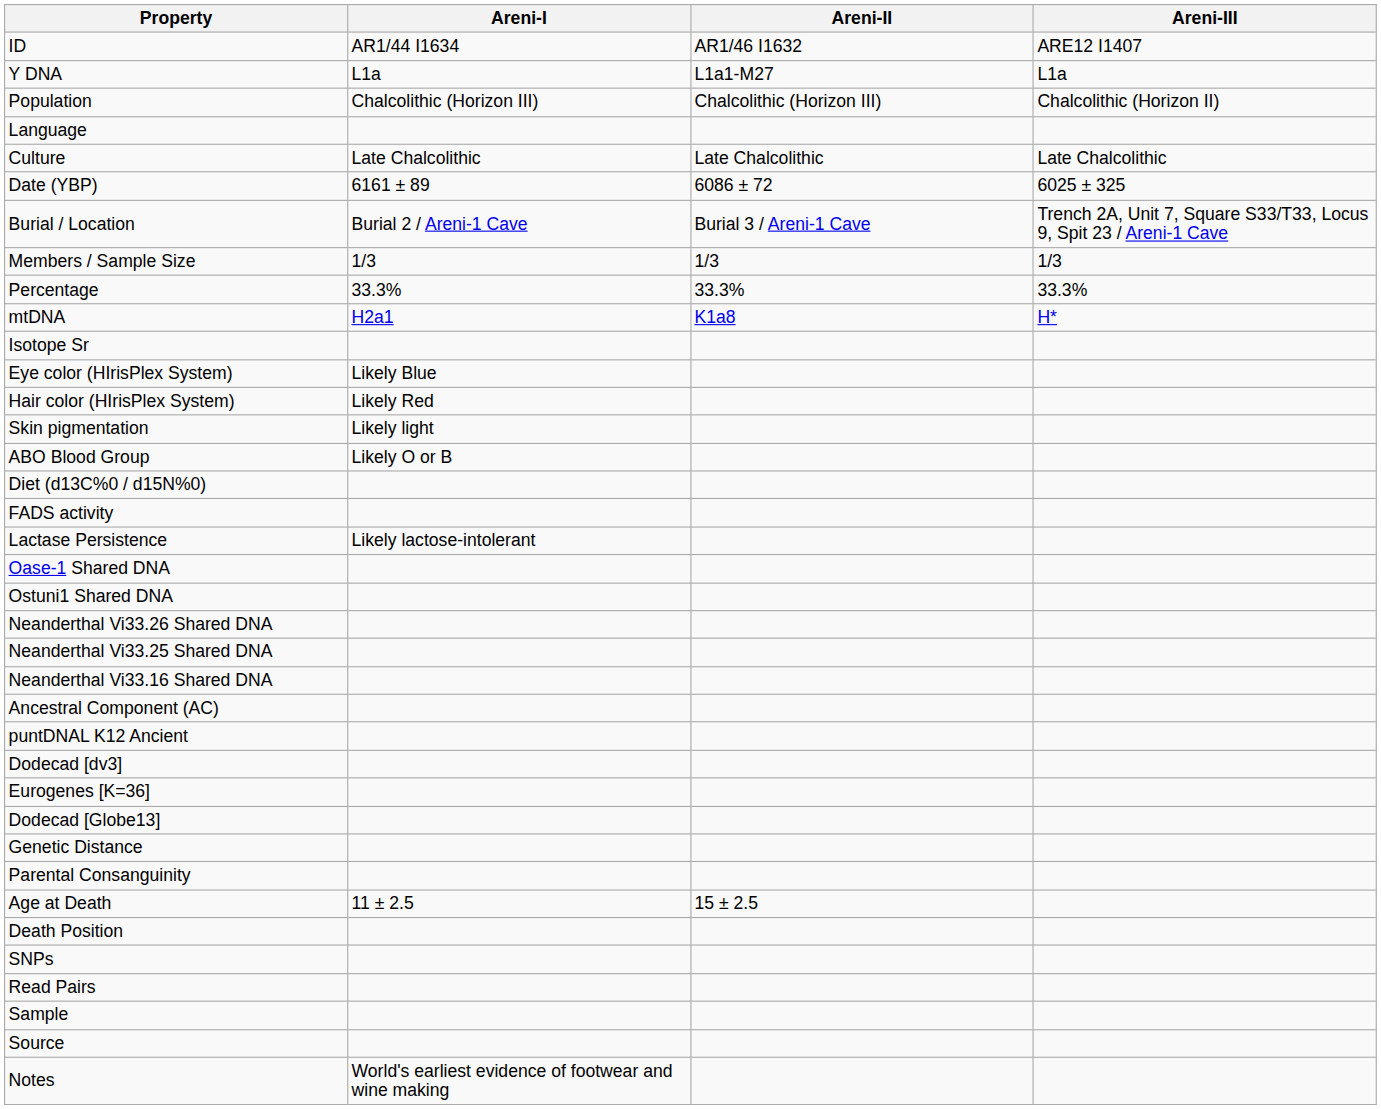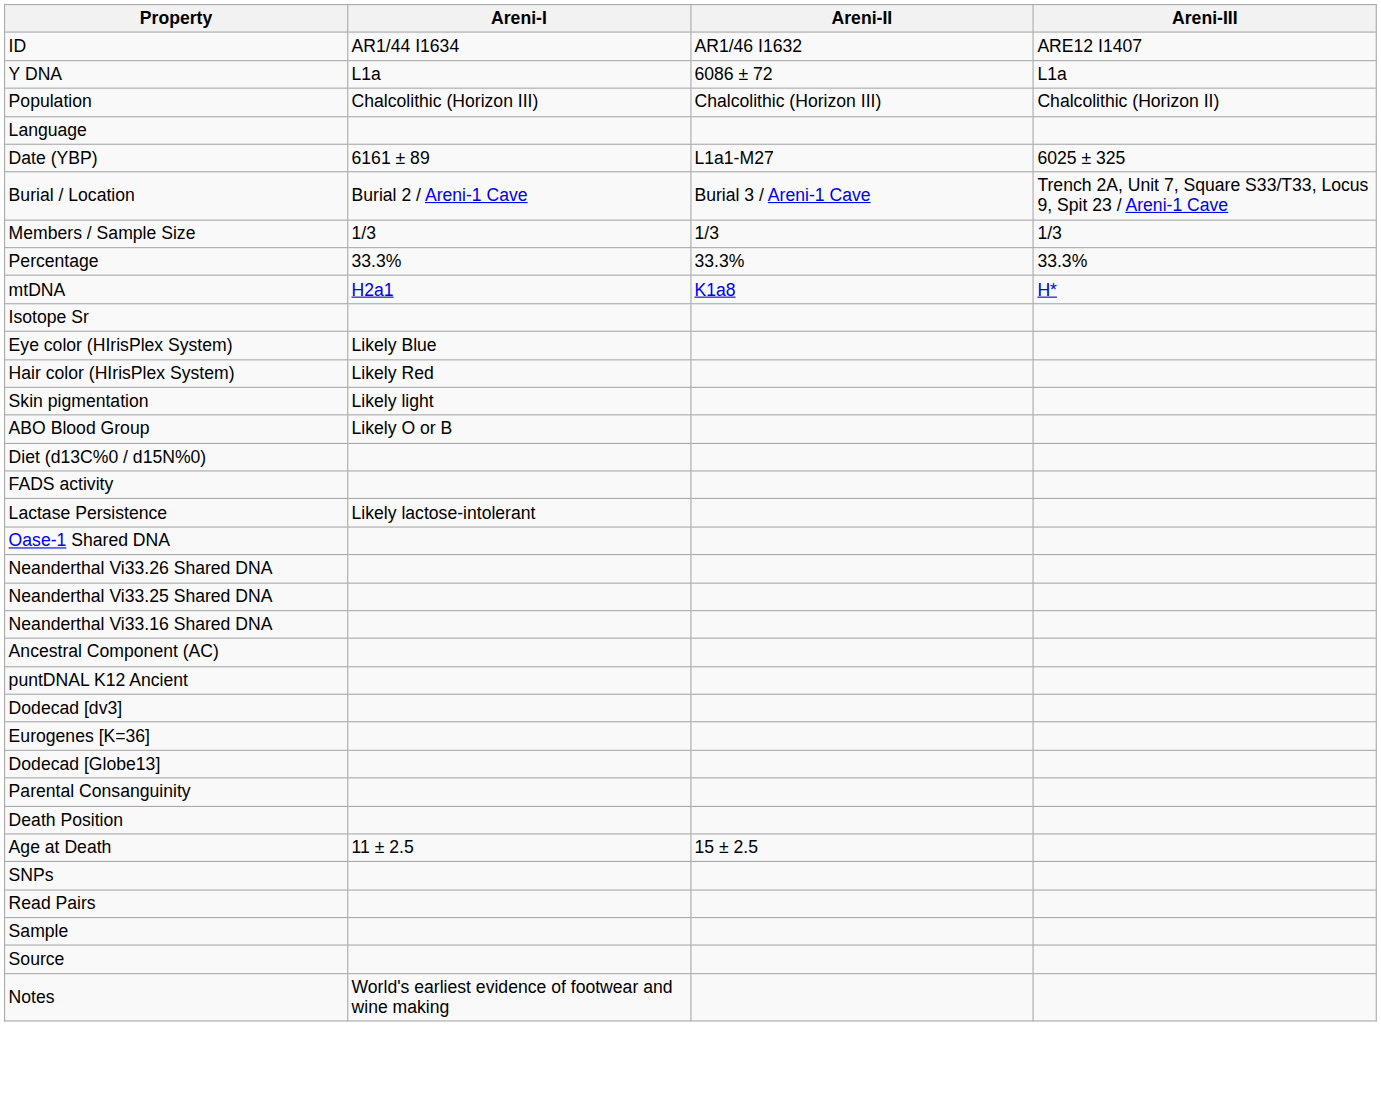(734, 74) L1a1-M27 -> (734, 74) 6086 ± 72
- row: (37, 158)
(734, 185) 6086 ± 72 -> (734, 158) L1a1-M27
- row: (91, 596)
- row: (76, 847)
rows swapped: (60, 903) <-> (66, 931)
